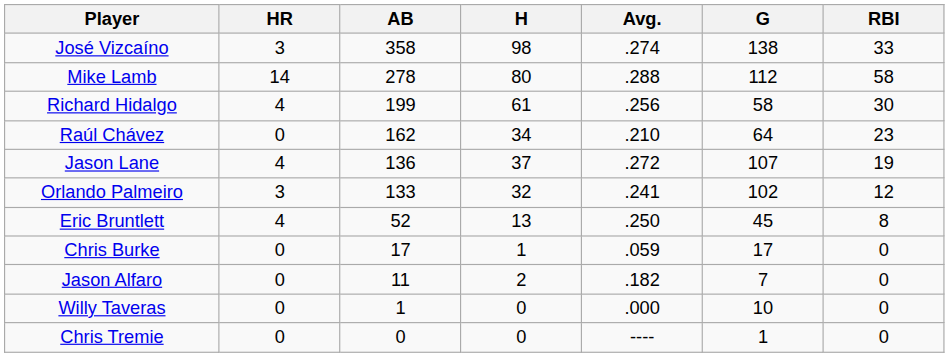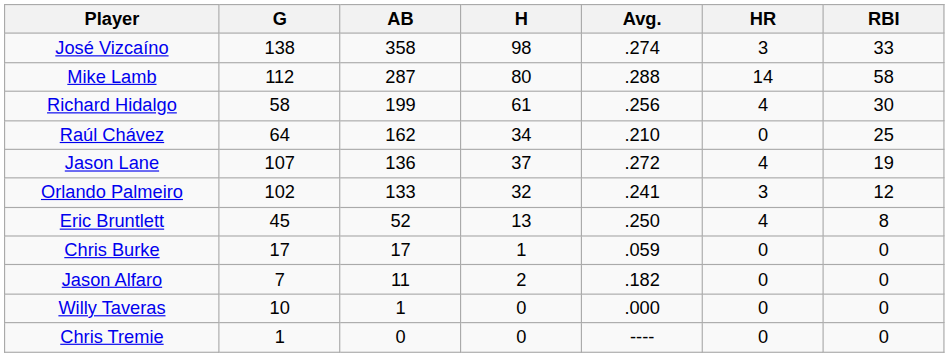columns swapped: (763, 18) <-> (280, 18)
(401, 76) 278 -> (401, 76) 287
(884, 134) 23 -> (884, 134) 25
